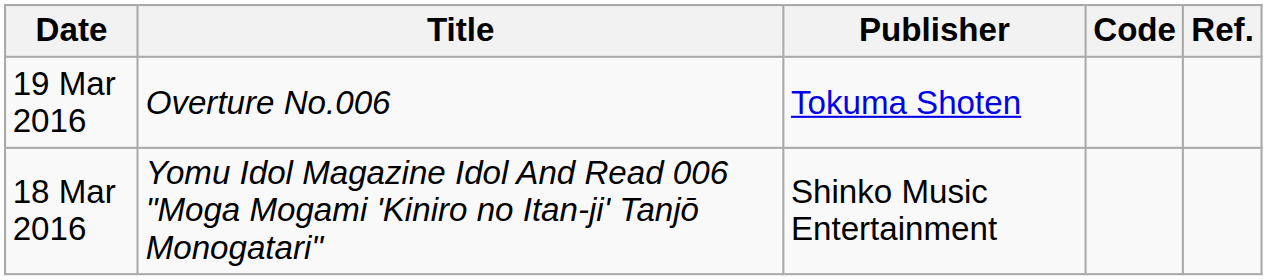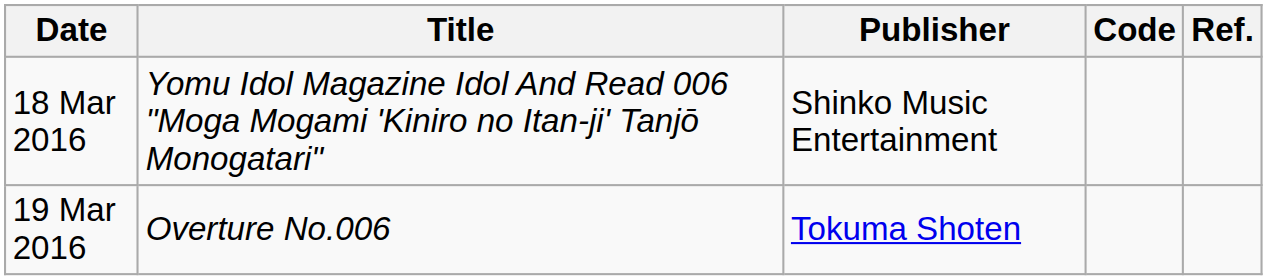rows swapped: (64, 210) <-> (64, 101)
